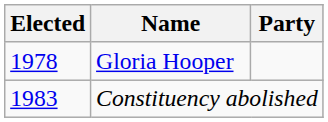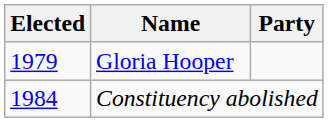(34, 60) 1978 -> (34, 60) 1979
(34, 98) 1983 -> (34, 98) 1984
